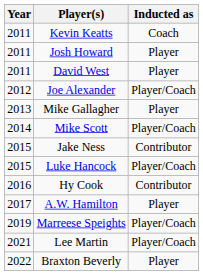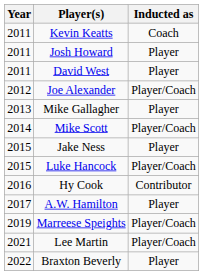(164, 147) Contributor -> (164, 147) Player
